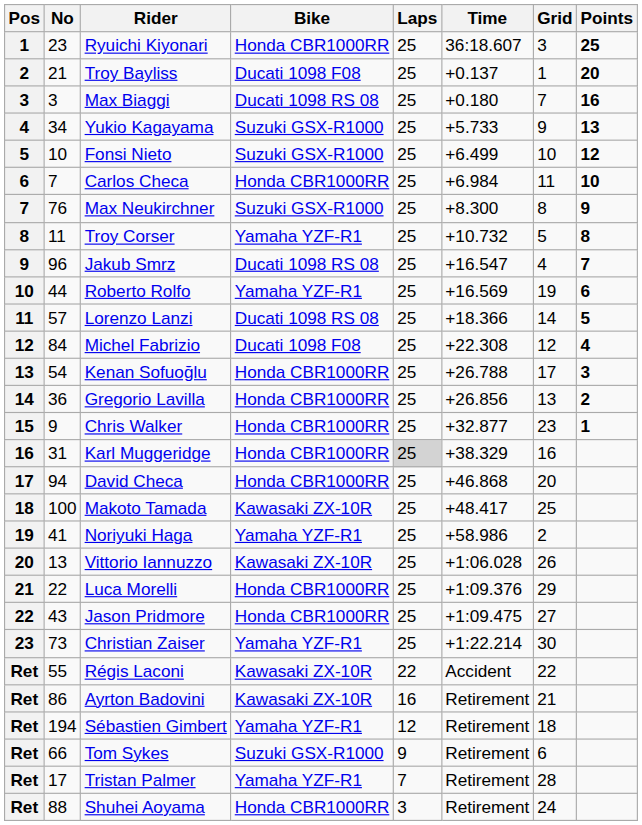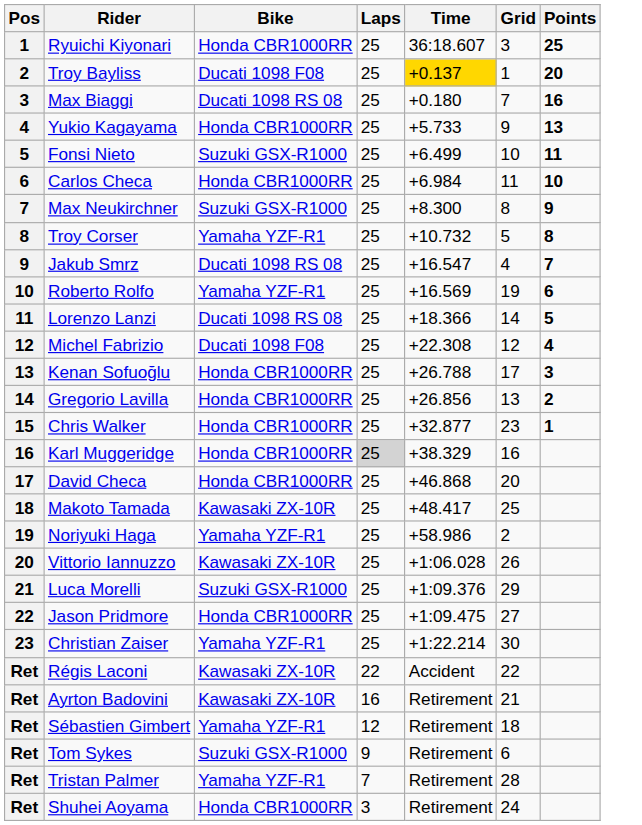- column: (62, 18)
(472, 73) no background -> (435, 73) gold background
(309, 127) Suzuki GSX-R1000 -> (275, 127) Honda CBR1000RR
(590, 154) 12 -> (553, 154) 11
(312, 589) Honda CBR1000RR -> (273, 589) Suzuki GSX-R1000
